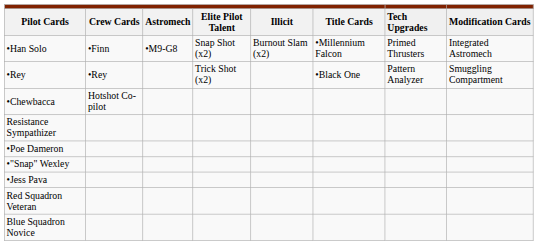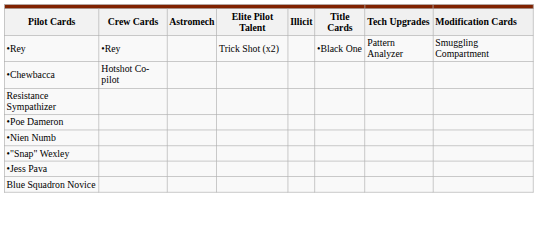- row: (27, 48)
+ row: (31, 138)
- row: (34, 200)
